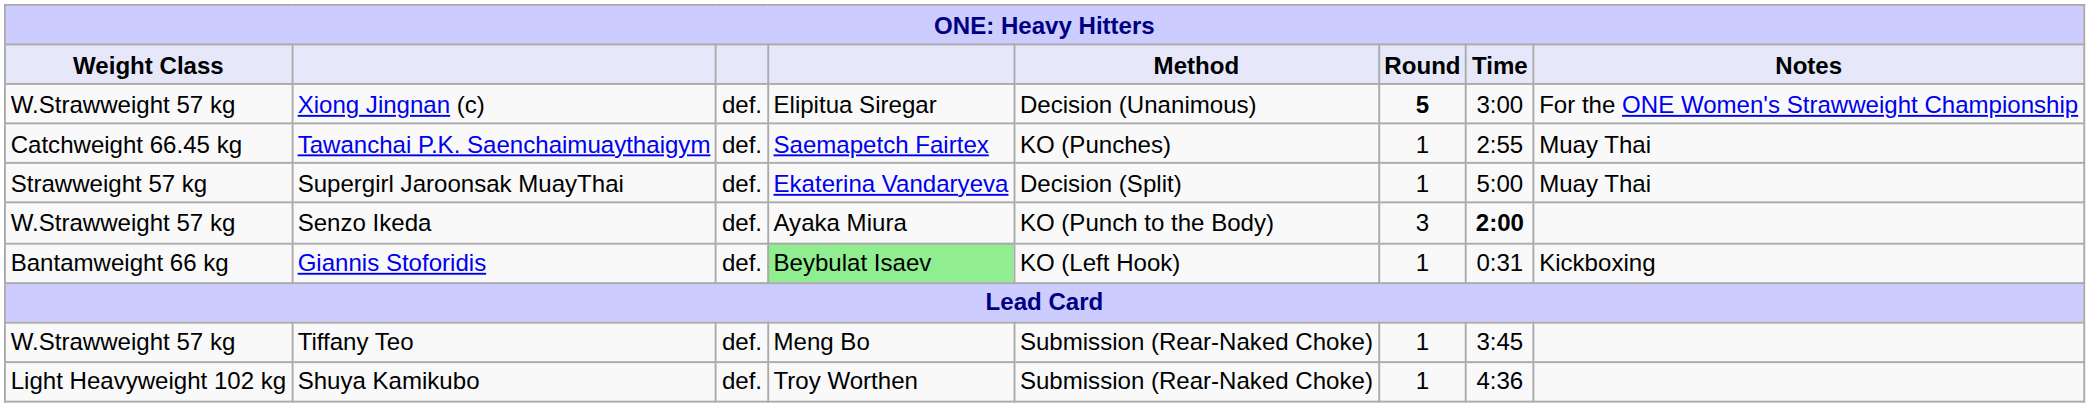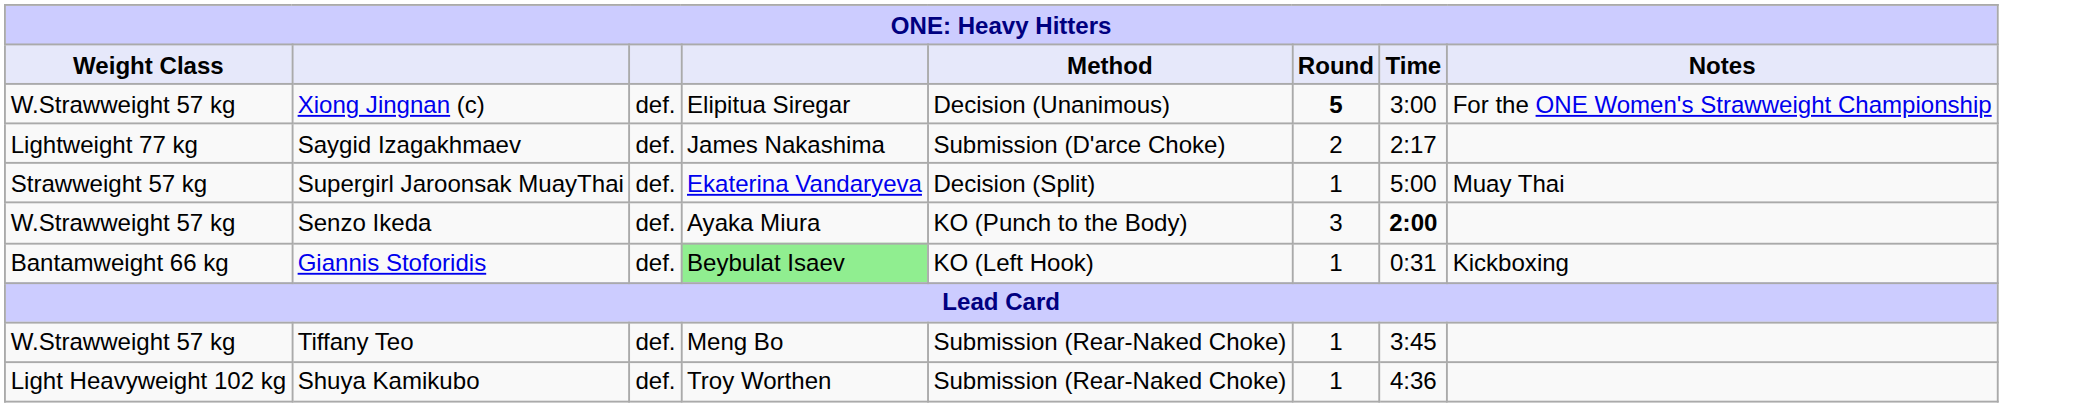- row: (504, 144)
+ row: (409, 144)
